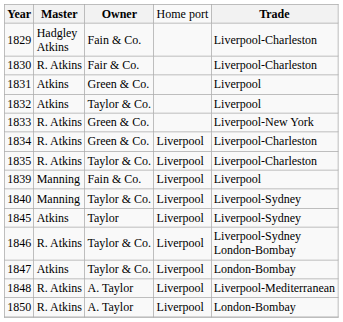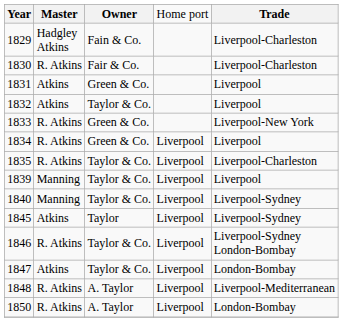(265, 141) Liverpool-Charleston -> (237, 141) Liverpool
(114, 179) Fain & Co. -> (119, 179) Taylor & Co.
